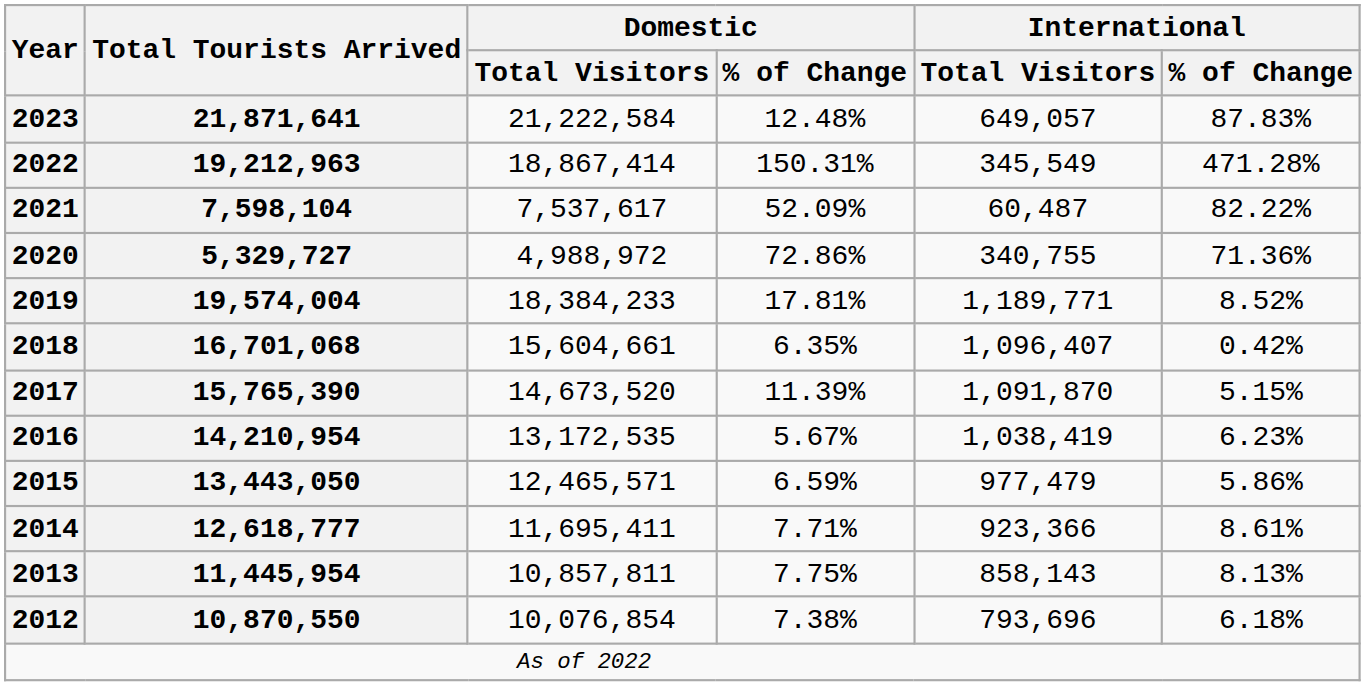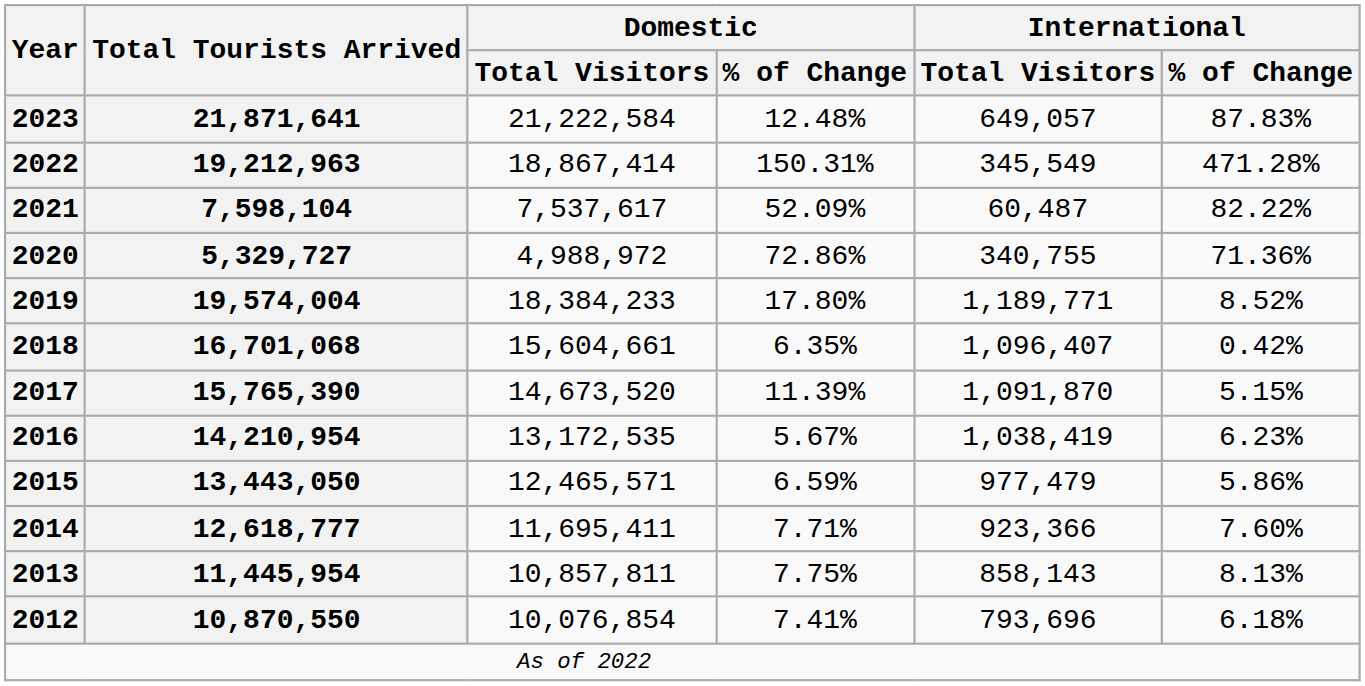(815, 301) 17.81% -> (815, 301) 17.80%
(1261, 529) 8.61% -> (1261, 529) 7.60%
(815, 620) 7.38% -> (815, 620) 7.41%
